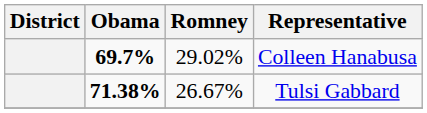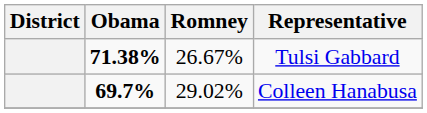rows swapped: (337, 56) <-> (337, 90)
